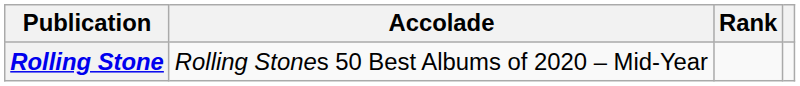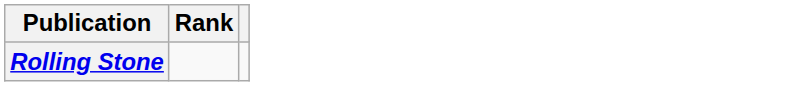- column: (441, 23)
